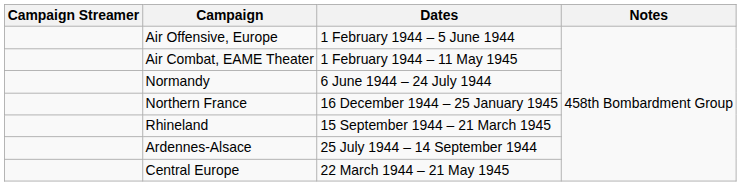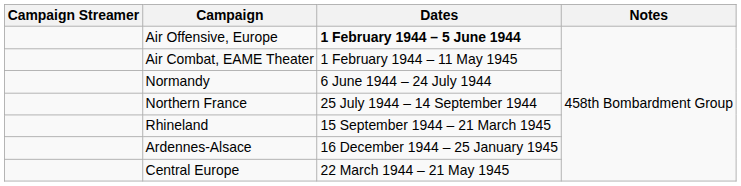(418, 37) normal -> (421, 37) bold
(439, 103) 16 December 1944 – 25 January 1945 -> (429, 103) 25 July 1944 – 14 September 1944
(429, 147) 25 July 1944 – 14 September 1944 -> (439, 147) 16 December 1944 – 25 January 1945
